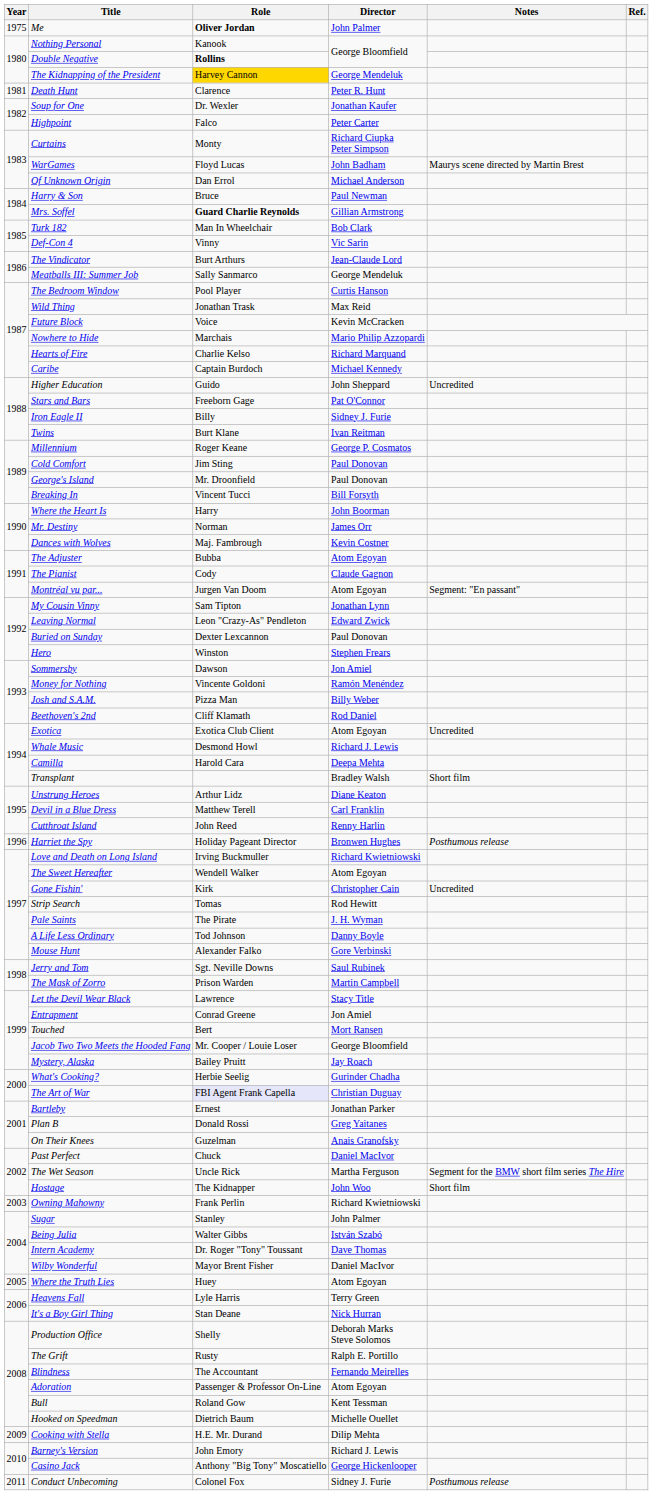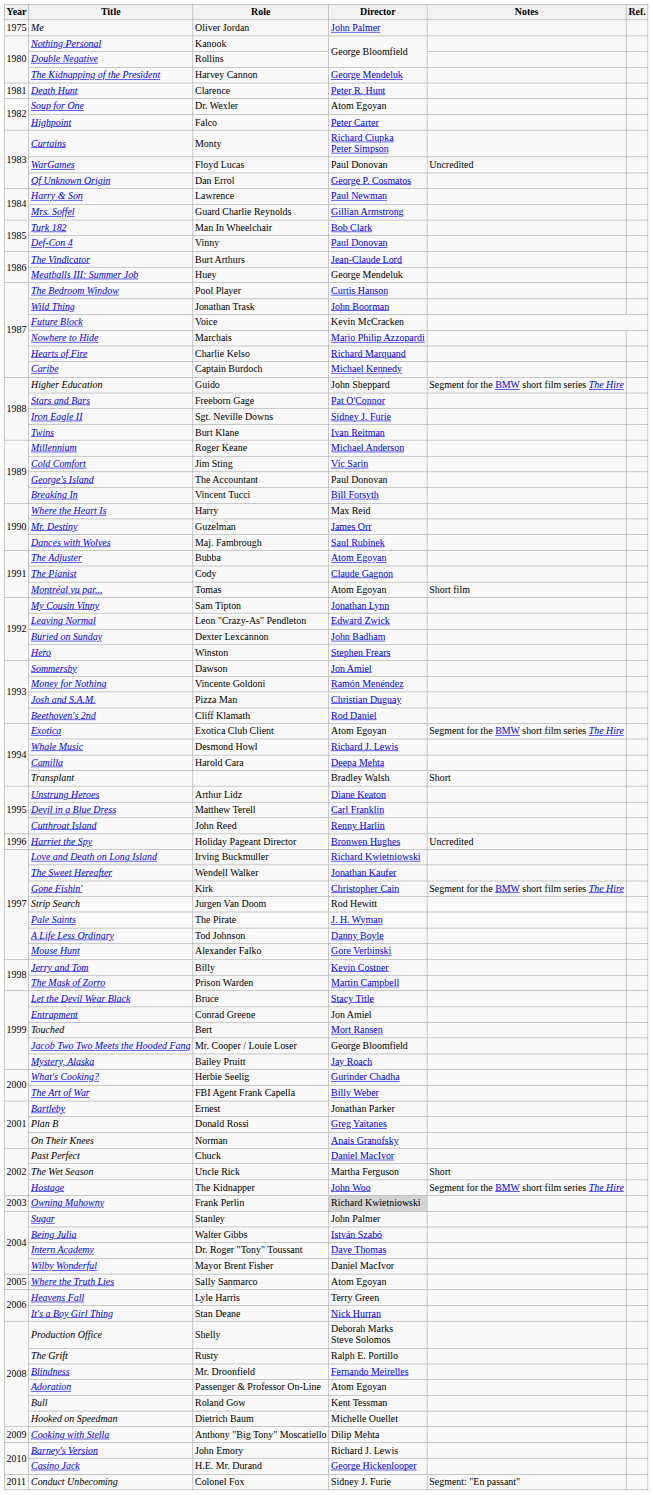(225, 28) bold -> (222, 28) normal
(210, 59) bold -> (209, 59) normal
(226, 75) gold background -> (226, 75) no background
(364, 106) Jonathan Kaufer -> (359, 106) Atom Egoyan
(358, 165) John Badham -> (359, 165) Paul Donovan
(507, 165) Maurys scene directed by Martin Brest -> (451, 165) Uncredited
(368, 180) Michael Anderson -> (371, 180) George P. Cosmatos
(207, 196) Bruce -> (215, 196) Lawrence
(247, 212) bold -> (243, 212) normal
(350, 243) Vic Sarin -> (359, 243) Paul Donovan
(226, 275) Sally Sanmarco -> (206, 275) Huey
(351, 306) Max Reid -> (360, 306) John Boorman
(451, 385) Uncredited -> (527, 385) Segment for the BMW short film series The Hire
(205, 416) Billy -> (234, 416) Sgt. Neville Downs
(371, 448) George P. Cosmatos -> (368, 448) Michael Anderson
(359, 464) Paul Donovan -> (350, 464) Vic Sarin
(225, 479) Mr. Droonfield -> (227, 479) The Accountant
(360, 511) John Boorman -> (351, 511) Max Reid
(211, 526) Norman -> (215, 526) Guzelman
(360, 542) Kevin Costner -> (358, 542) Saul Rubinek
(231, 589) Jurgen Van Doom -> (208, 589) Tomas
(475, 589) Segment: "En passant" -> (450, 589) Short film
(359, 637) Paul Donovan -> (358, 637) John Badham
(355, 700) Billy Weber -> (366, 700) Christian Duguay
(451, 731) Uncredited -> (527, 731) Segment for the BMW short film series The Hire
(450, 778) Short film -> (440, 778) Short
(469, 841) Posthumous release -> (451, 841) Uncredited
(359, 873) Atom Egoyan -> (364, 873) Jonathan Kaufer
(451, 888) Uncredited -> (527, 888) Segment for the BMW short film series The Hire
(208, 904) Tomas -> (231, 904) Jurgen Van Doom
(234, 967) Sgt. Neville Downs -> (205, 967) Billy
(358, 967) Saul Rubinek -> (360, 967) Kevin Costner
(215, 998) Lawrence -> (207, 998) Bruce
(245, 1093) lavender background -> (245, 1093) no background
(366, 1093) Christian Duguay -> (355, 1093) Billy Weber
(215, 1140) Guzelman -> (211, 1140) Norman
(527, 1171) Segment for the BMW short film series The Hire -> (440, 1171) Short
(450, 1187) Short film -> (527, 1187) Segment for the BMW short film series The Hire
(376, 1203) no background -> (376, 1203) lightgrey background
(206, 1282) Huey -> (226, 1282) Sally Sanmarco
(227, 1371) The Accountant -> (225, 1371) Mr. Droonfield
(228, 1434) H.E. Mr. Durand -> (261, 1434) Anthony "Big Tony" Moscatiello
(261, 1466) Anthony "Big Tony" Moscatiello -> (228, 1466) H.E. Mr. Durand
(469, 1482) Posthumous release -> (475, 1482) Segment: "En passant"
